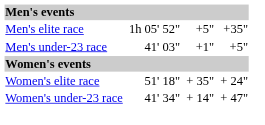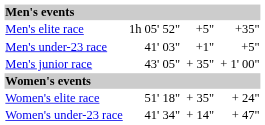+ row: (49, 63)
